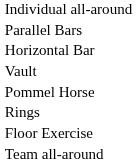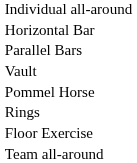rows swapped: (50, 50) <-> (43, 29)
